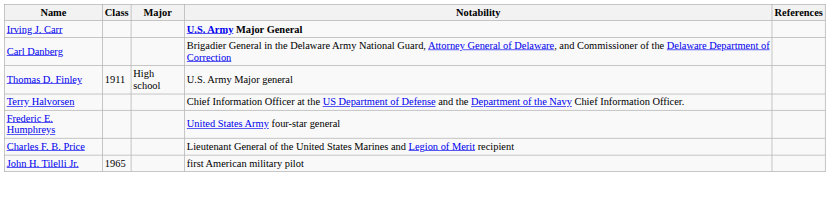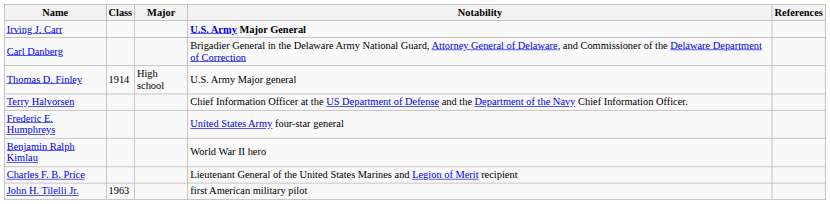(115, 79) 1911 -> (119, 79) 1914
+ row: (41, 152)
(115, 163) 1965 -> (119, 191) 1963
